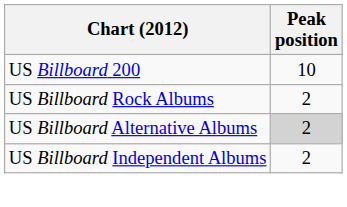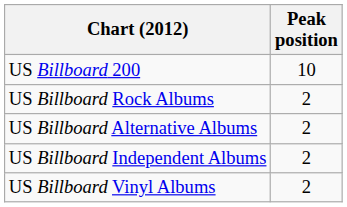(306, 128) lightgrey background -> (306, 128) no background
+ row: (112, 187)
